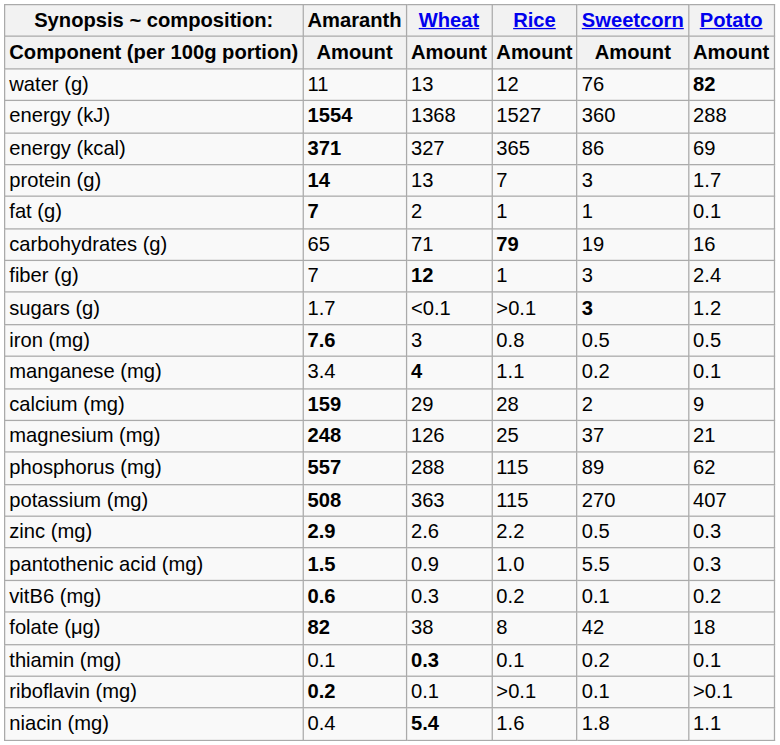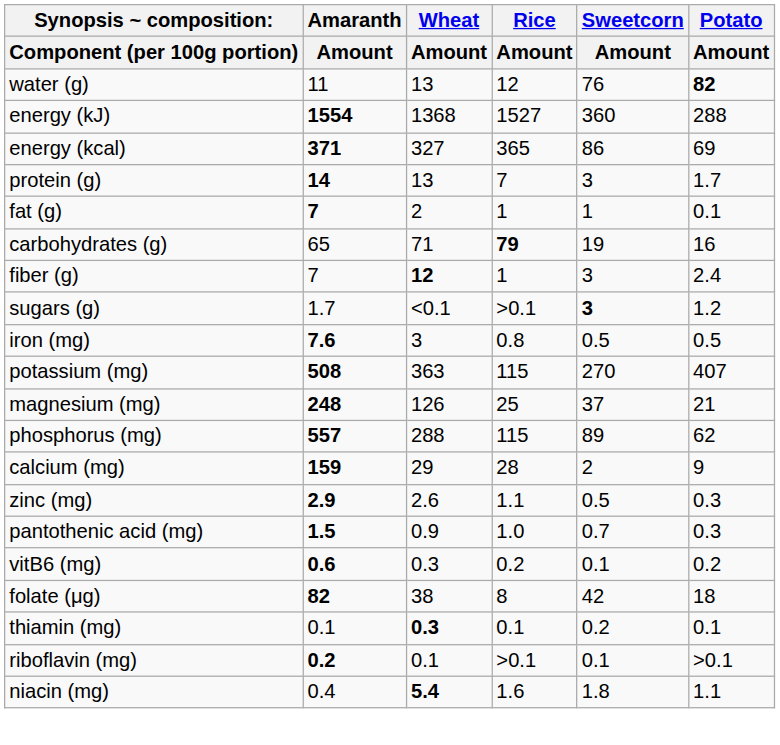- row: (85, 372)
rows swapped: (67, 404) <-> (79, 500)
(510, 532) 2.2 -> (510, 500) 1.1
(596, 564) 5.5 -> (596, 532) 0.7
